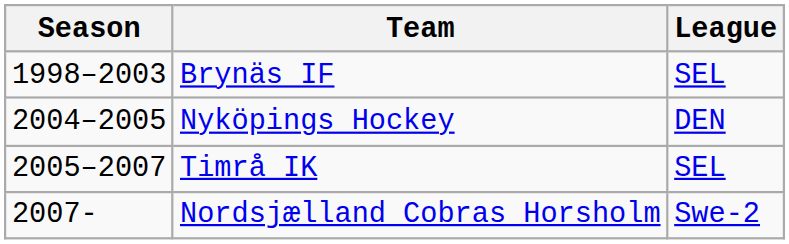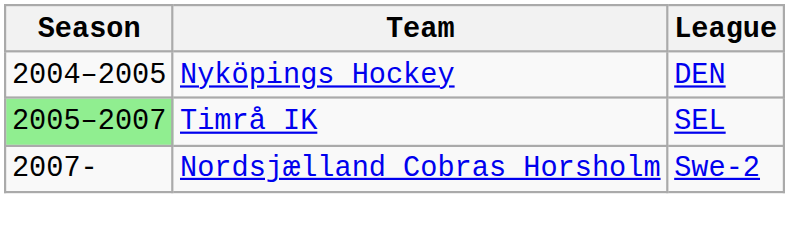- row: (257, 75)
(89, 168) no background -> (89, 122) lightgreen background
